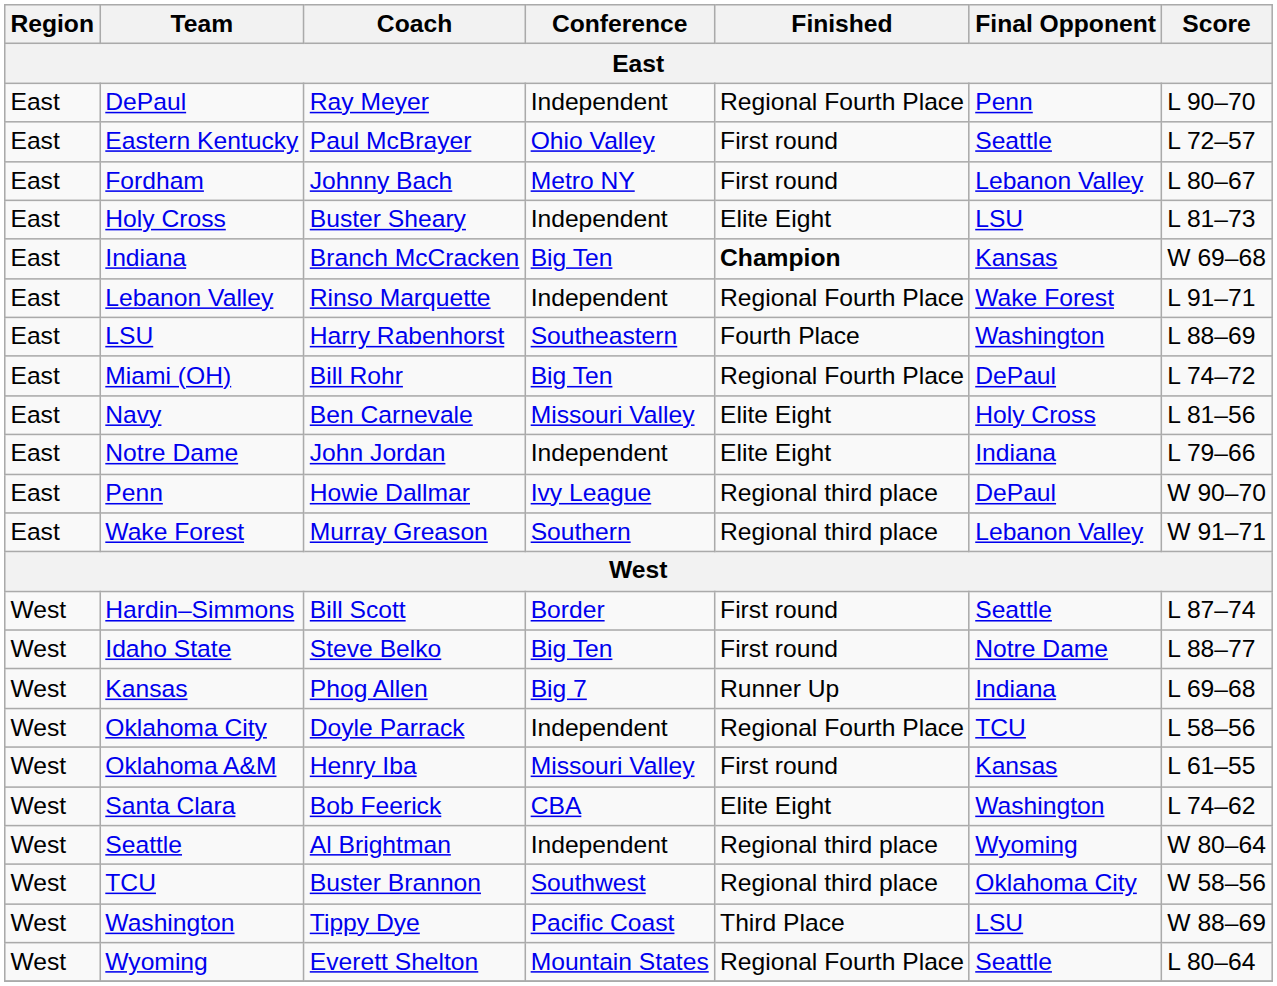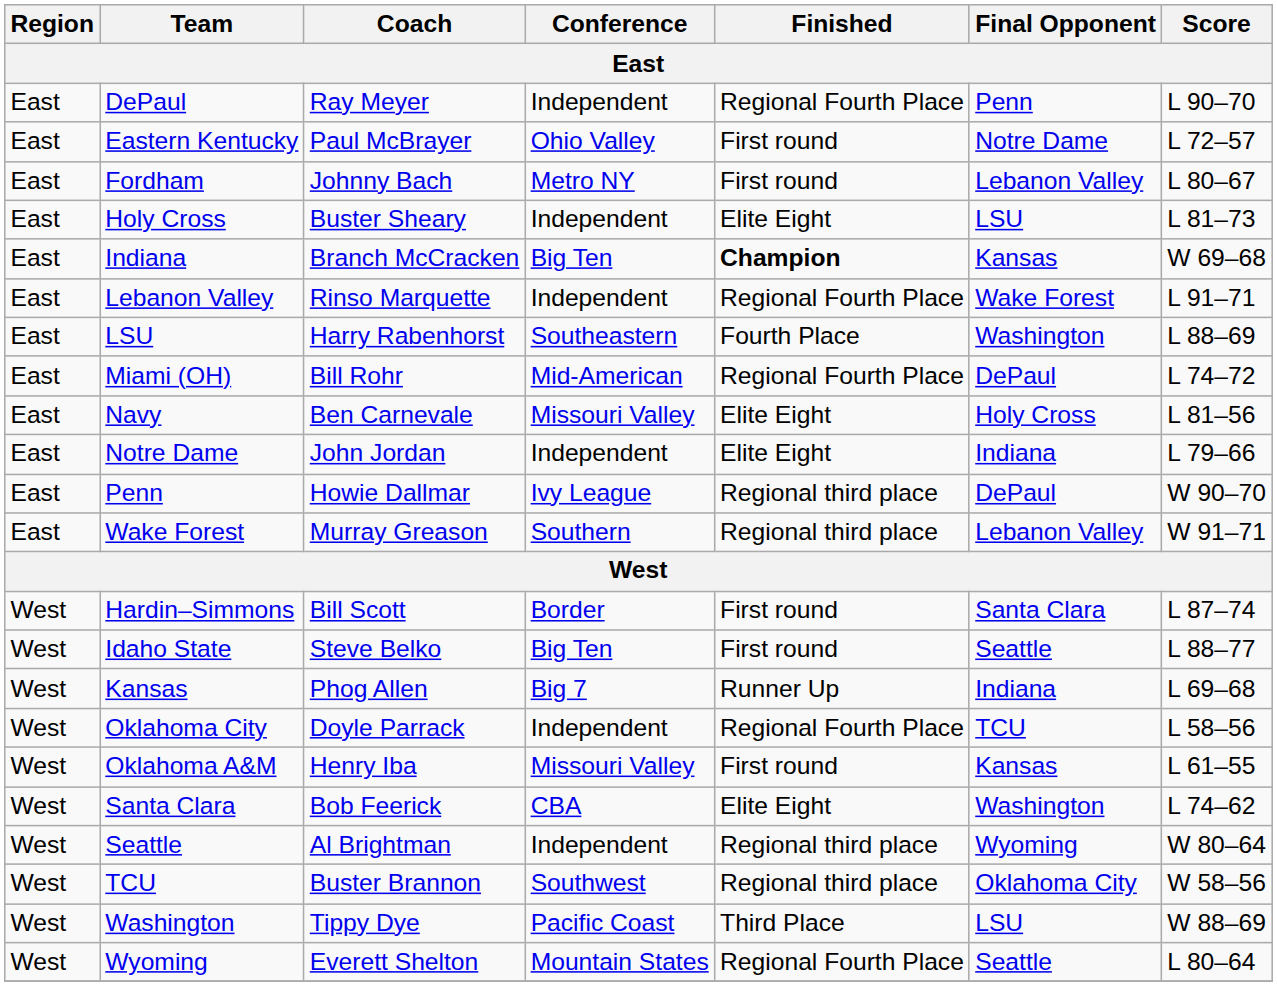(1014, 141) Seattle -> (1042, 141) Notre Dame
(572, 375) Big Ten -> (607, 375) Mid-American
(1014, 610) Seattle -> (1040, 610) Santa Clara
(1042, 649) Notre Dame -> (1014, 649) Seattle
